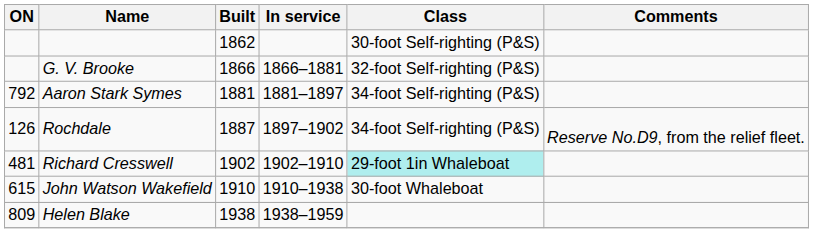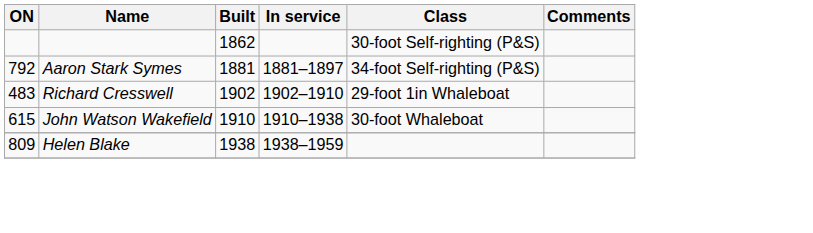- row: (88, 68)
- row: (77, 128)
(22, 163) 481 -> (22, 94) 483
(430, 163) paleturquoise background -> (430, 94) no background
